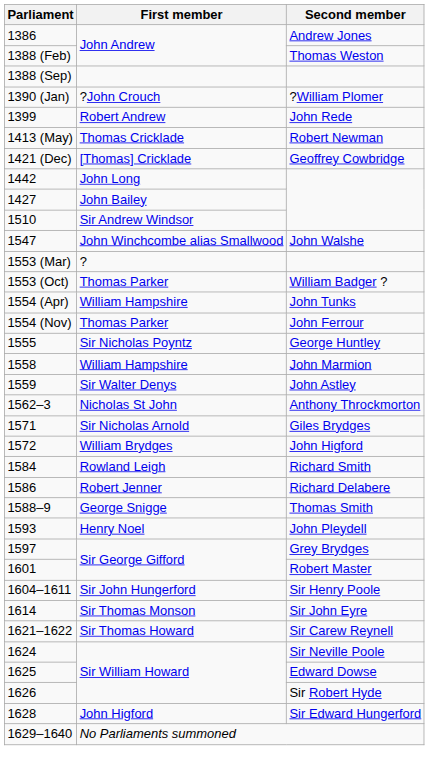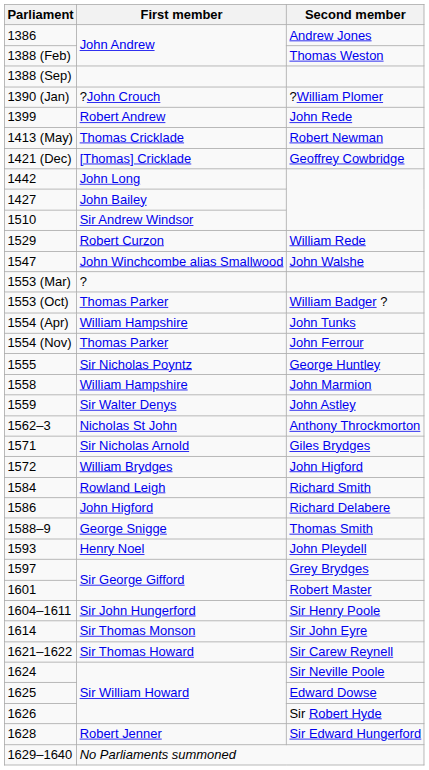+ row: (22, 240)
(121, 487) Robert Jenner -> (116, 508) John Higford
(116, 713) John Higford -> (121, 734) Robert Jenner
